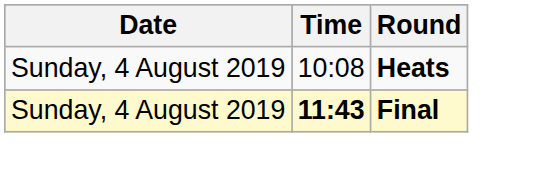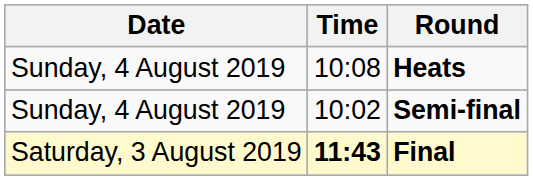+ row: (457, 110)
(148, 110) Sunday, 4 August 2019 -> (156, 152) Saturday, 3 August 2019
